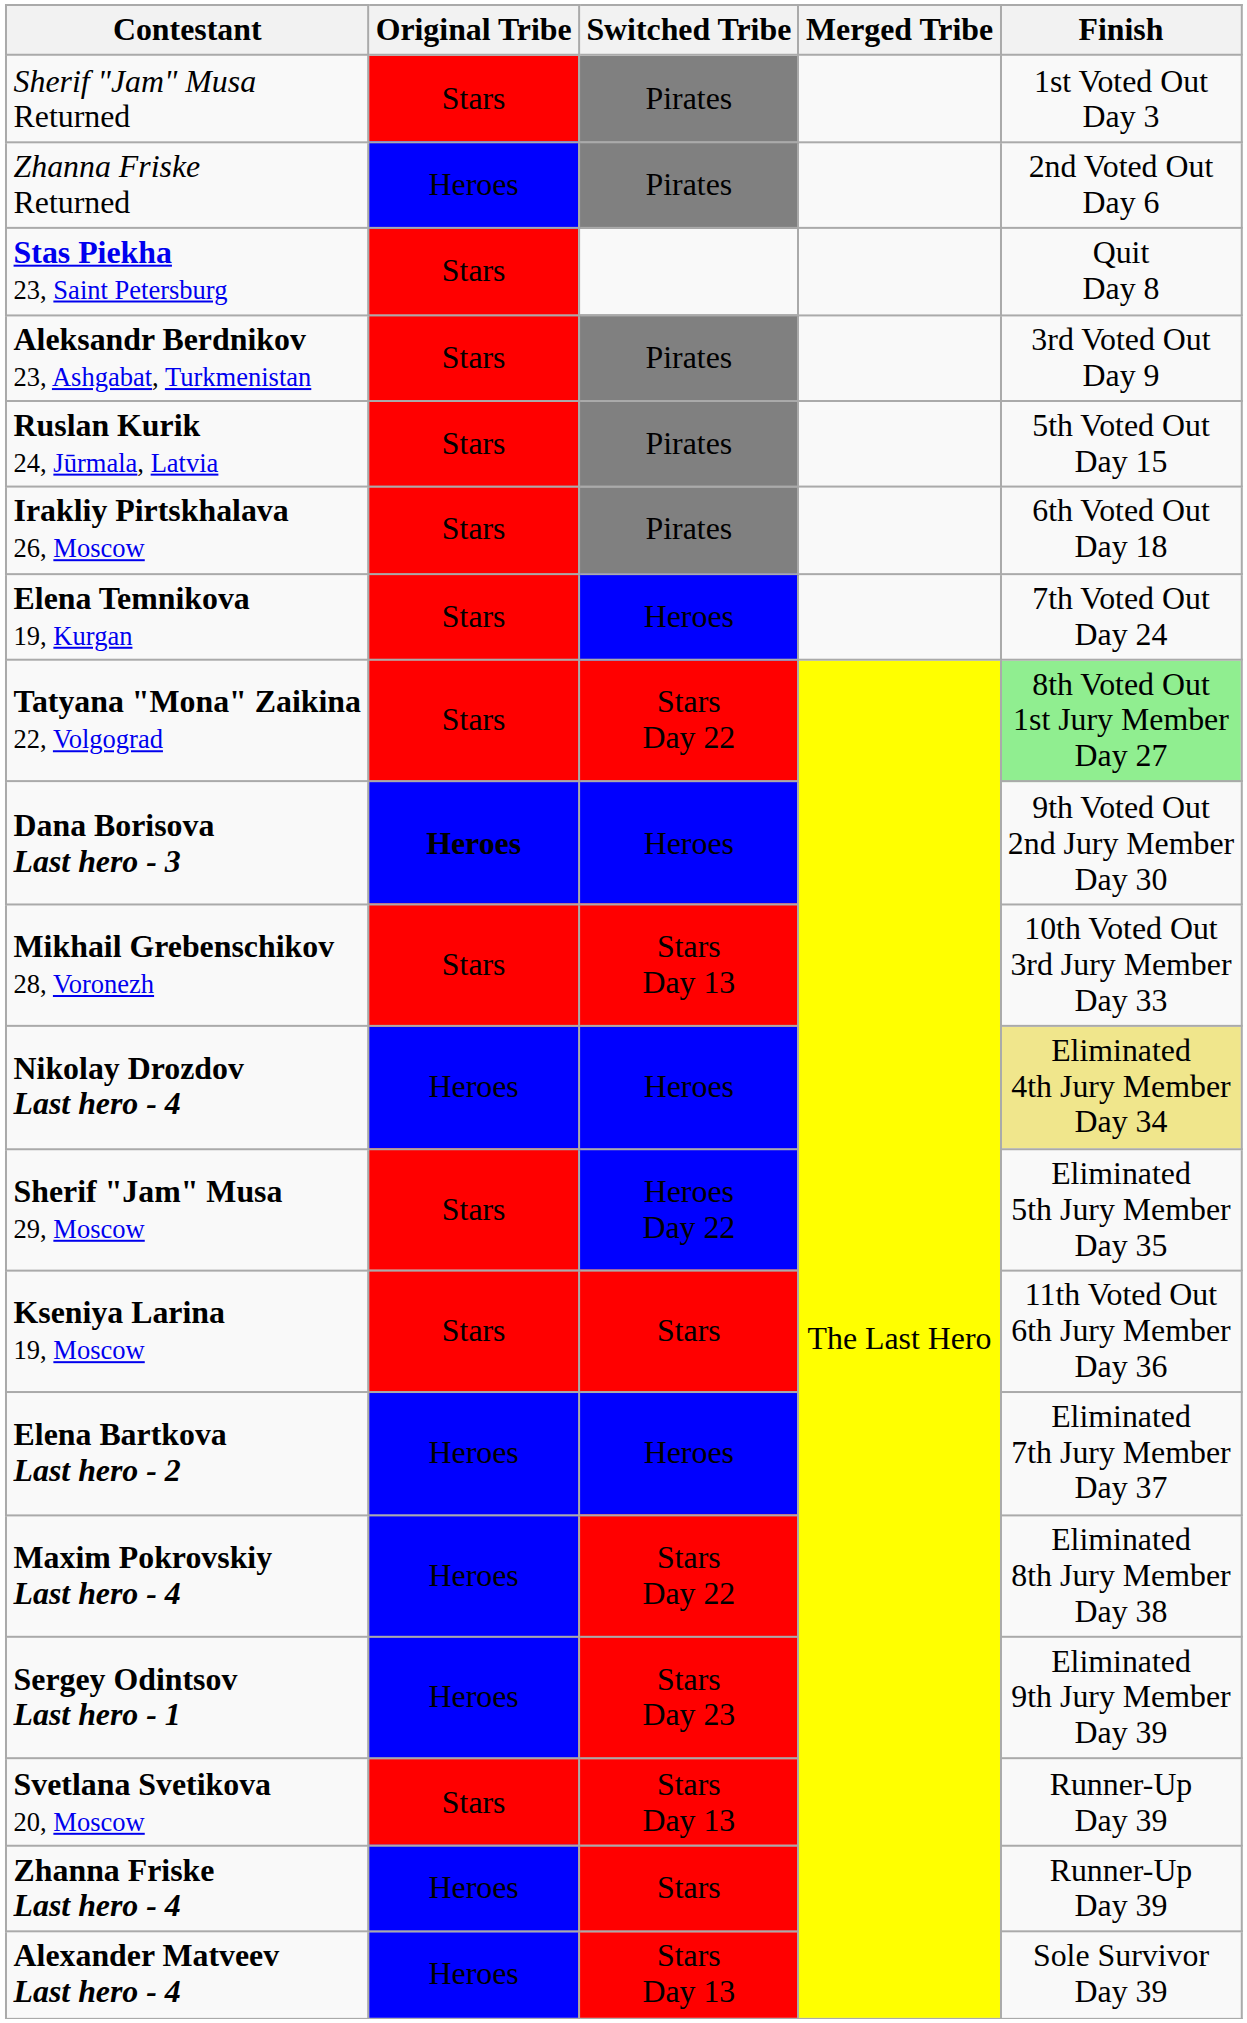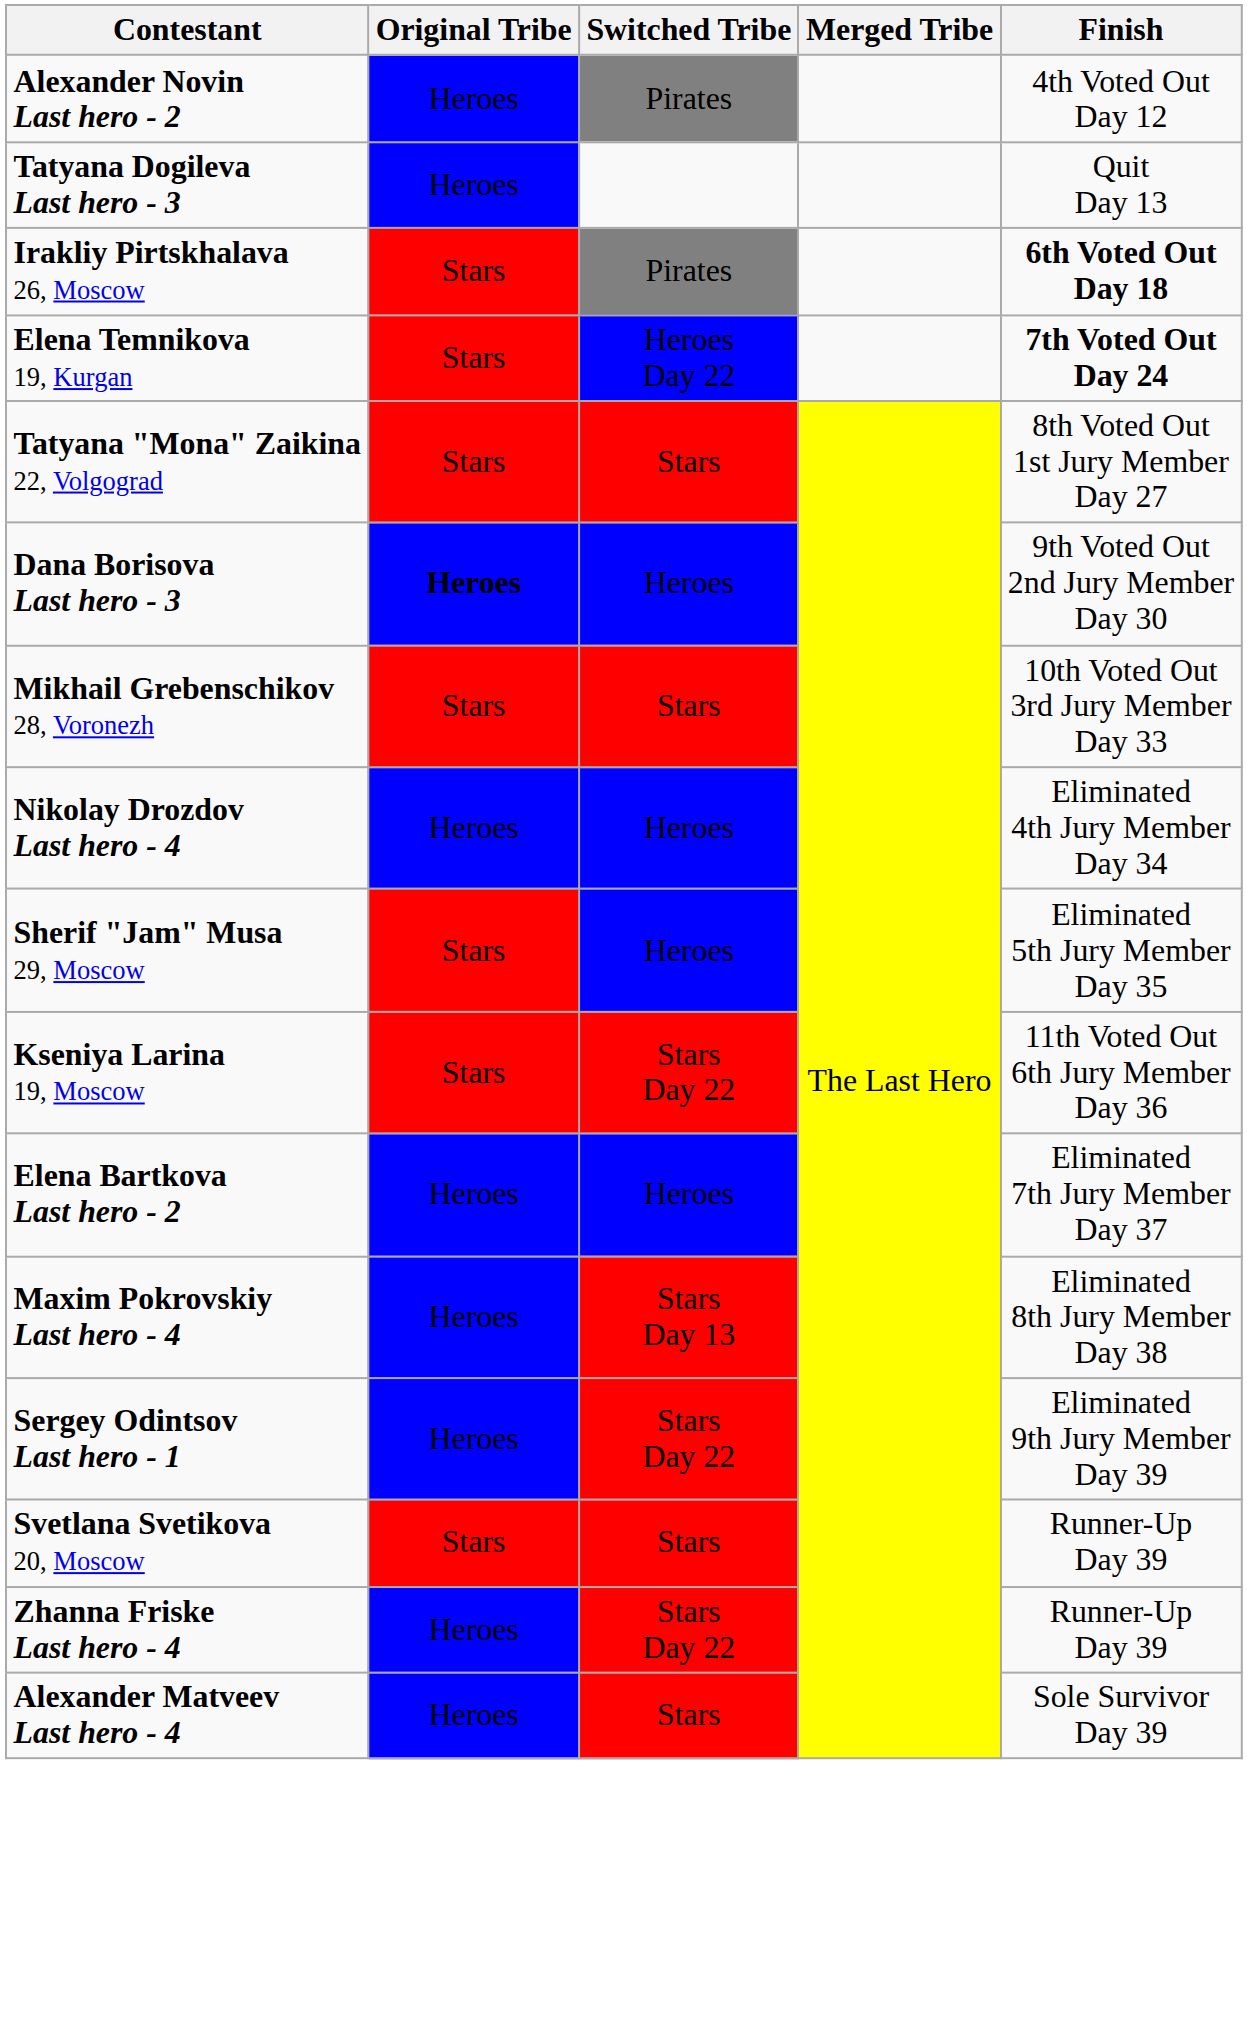- row: (135, 98)
- row: (107, 184)
- row: (121, 270)
- row: (162, 357)
+ row: (129, 98)
+ row: (132, 184)
- row: (116, 443)
(1121, 529) normal -> (1121, 270) bold
(689, 616) Heroes -> (689, 357) Heroes Day 22
(1121, 616) normal -> (1121, 357) bold
(689, 720) Stars Day 22 -> (689, 461) Stars
(1121, 720) lightgreen background -> (1121, 461) no background
(689, 964) Stars Day 13 -> (689, 705) Stars
(1121, 1086) khaki background -> (1121, 827) no background
(689, 1208) Heroes Day 22 -> (689, 949) Heroes
(689, 1330) Stars -> (689, 1072) Stars Day 22
(689, 1575) Stars Day 22 -> (689, 1316) Stars Day 13
(689, 1697) Stars Day 23 -> (689, 1438) Stars Day 22
(689, 1801) Stars Day 13 -> (689, 1542) Stars
(689, 1887) Stars -> (689, 1628) Stars Day 22
(689, 1974) Stars Day 13 -> (689, 1715) Stars
